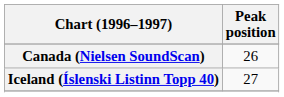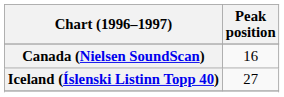(251, 56) 26 -> (251, 56) 16
